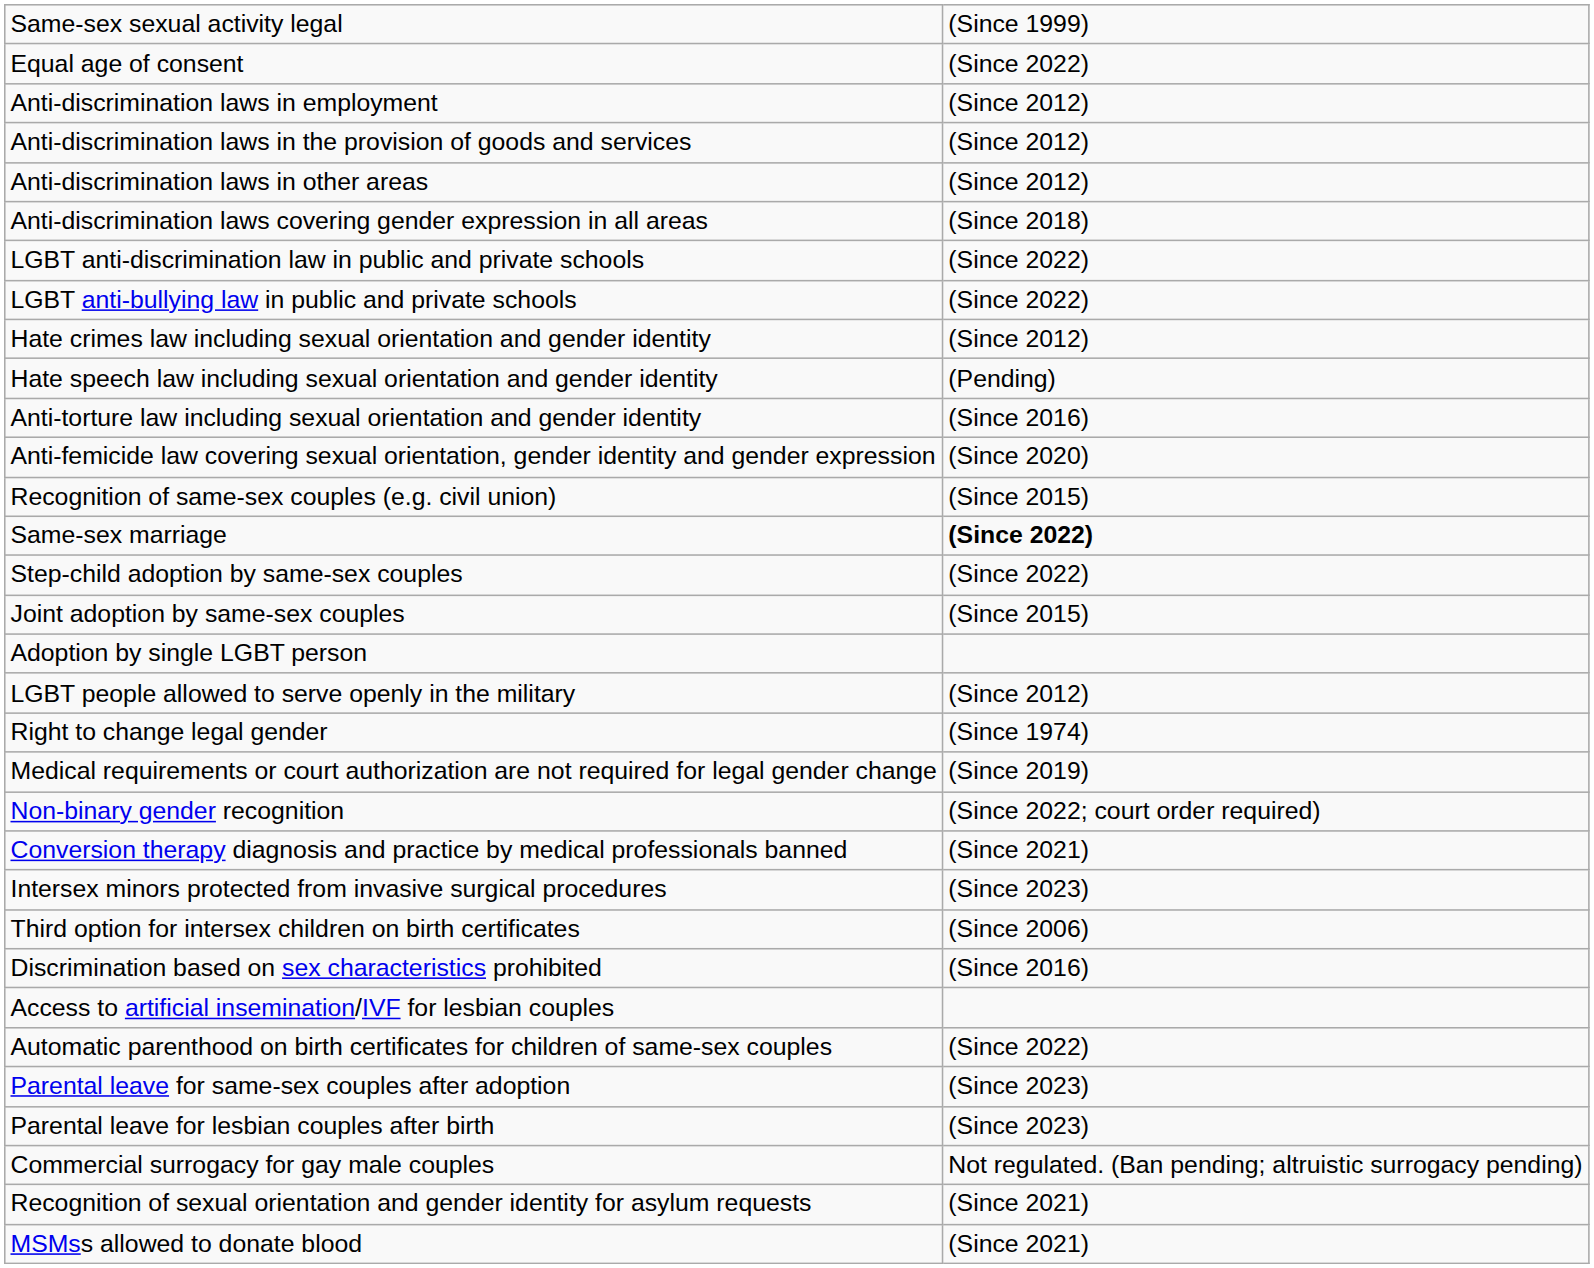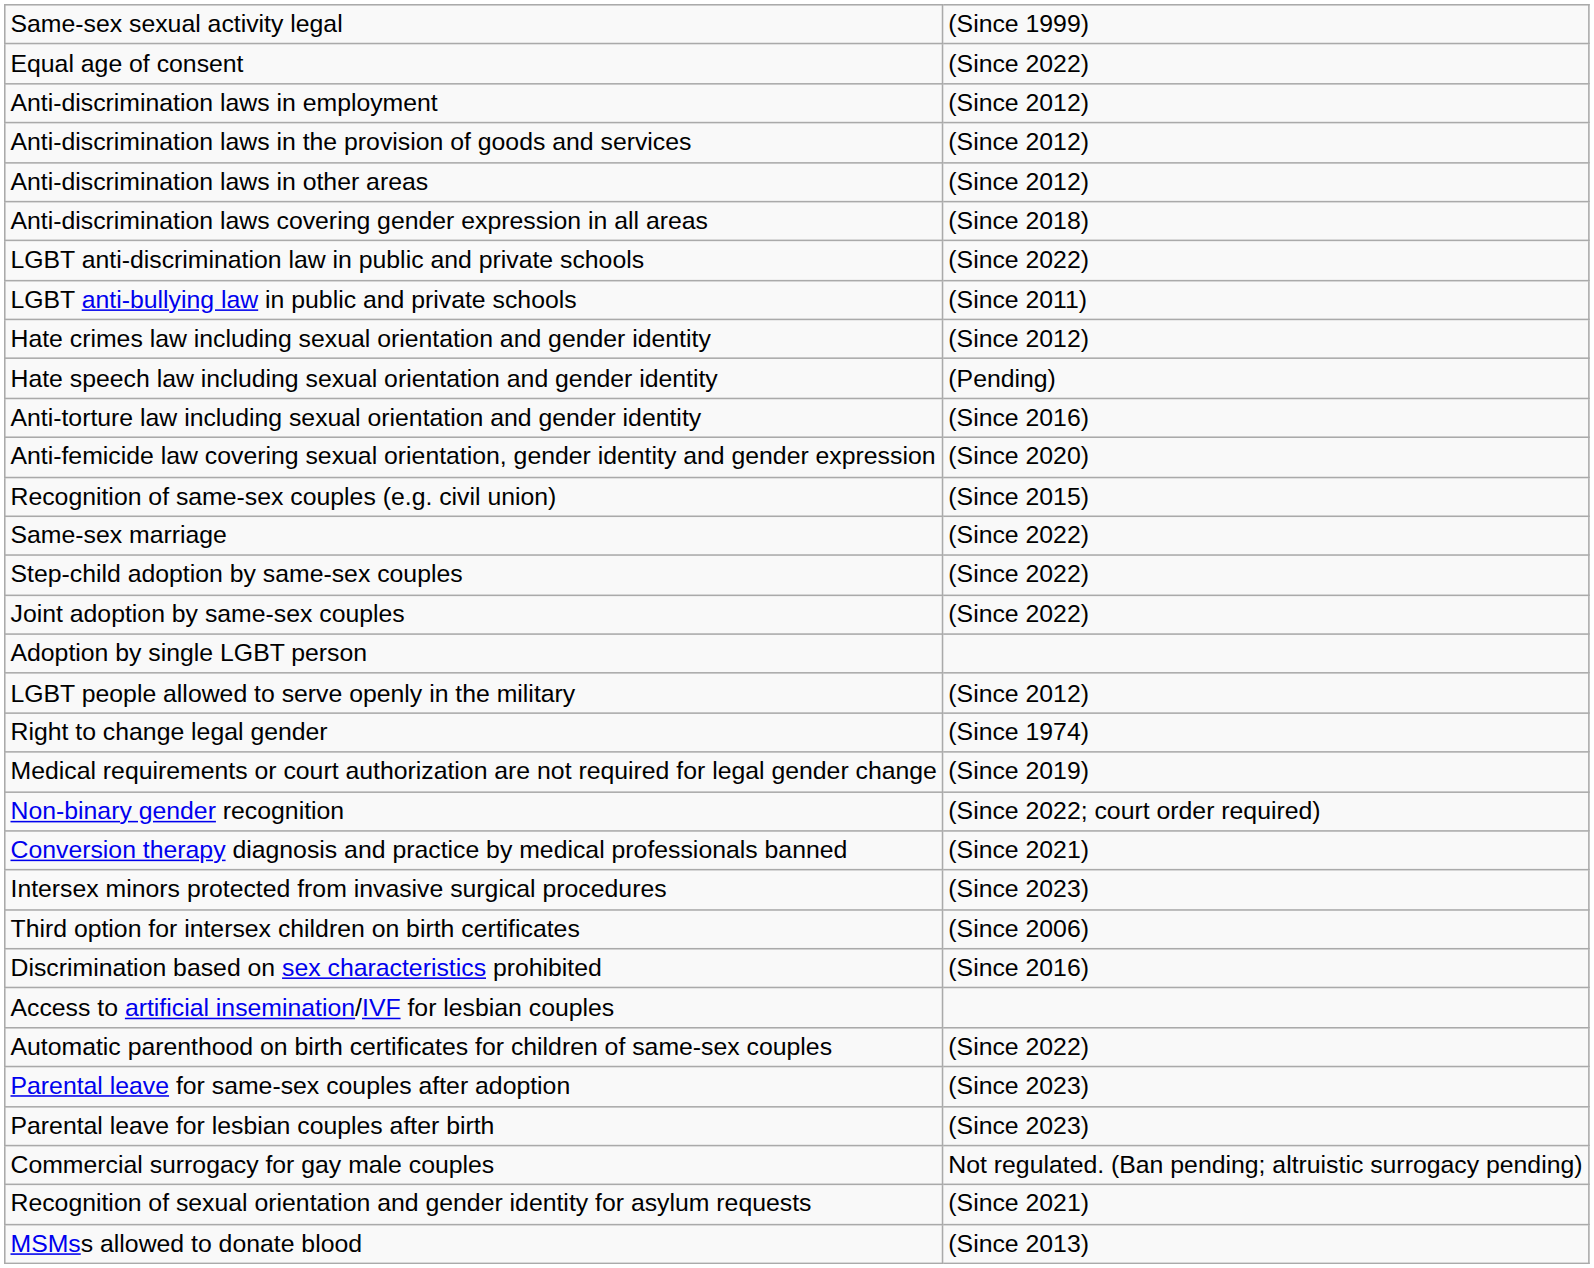(1019, 299) (Since 2022) -> (1018, 299) (Since 2011)
(1021, 535) bold -> (1019, 535) normal
(1019, 614) (Since 2015) -> (1019, 614) (Since 2022)
(1019, 1243) (Since 2021) -> (1019, 1243) (Since 2013)
